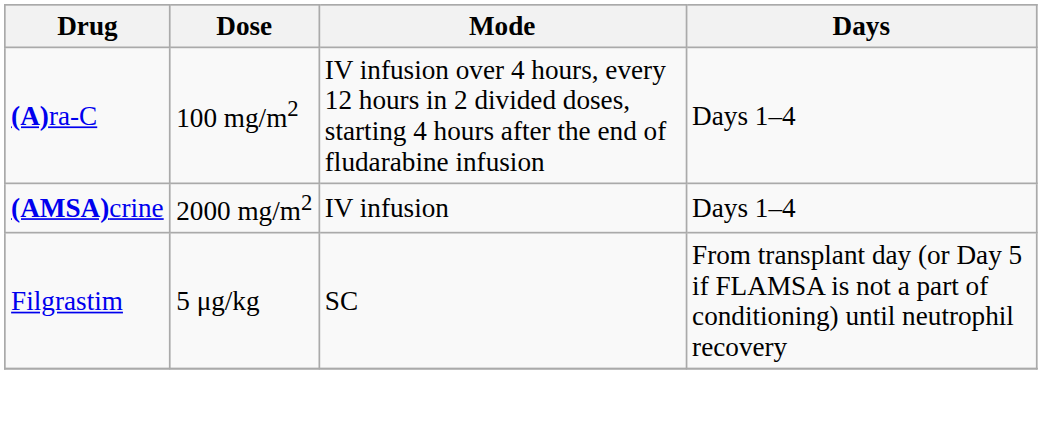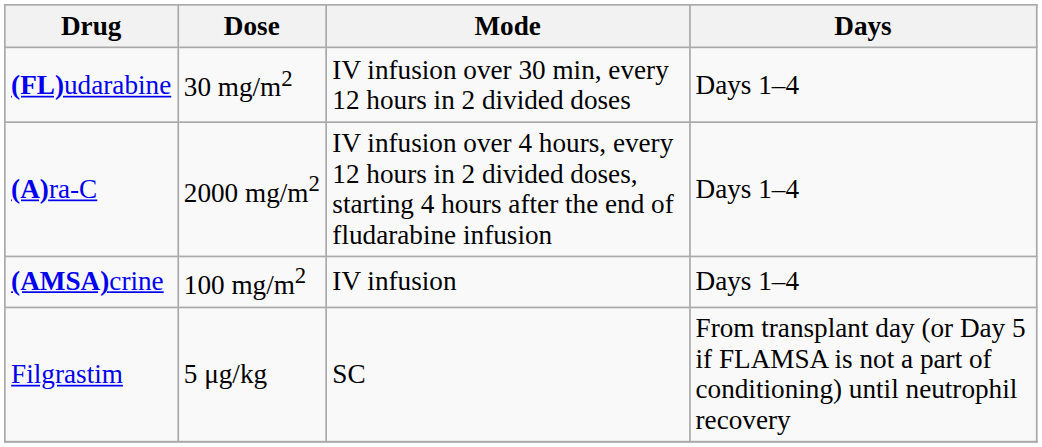+ row: (91, 84)
(237, 115) 100 mg/m2 -> (252, 188) 2000 mg/m2
(244, 207) 2000 mg/m2 -> (245, 281) 100 mg/m2
